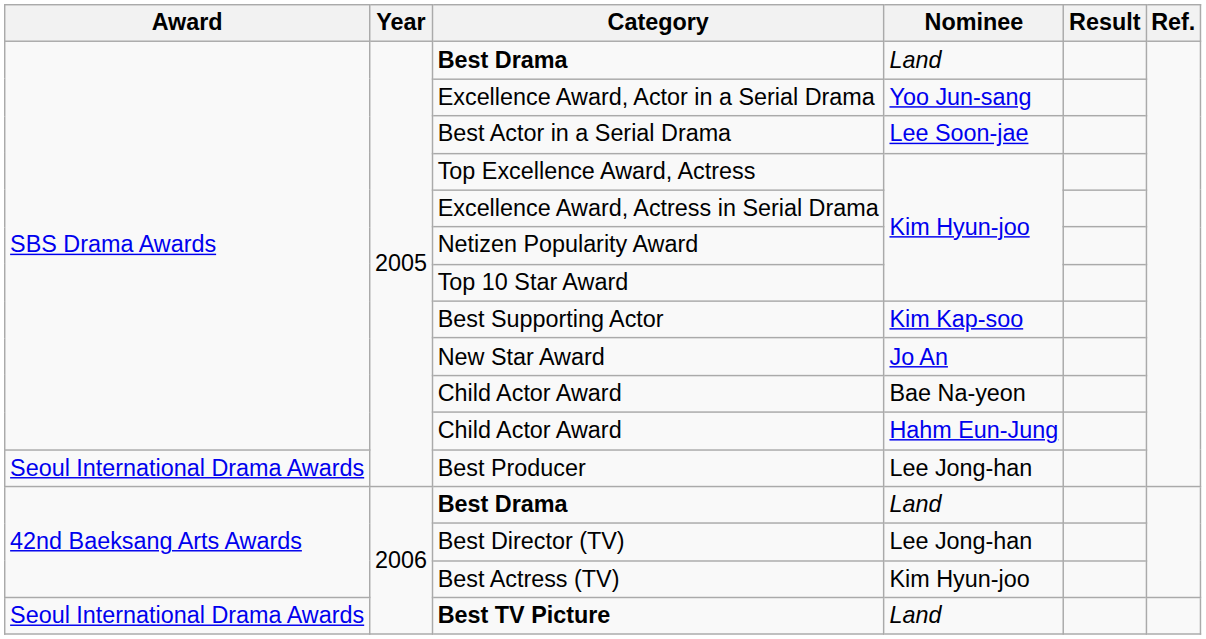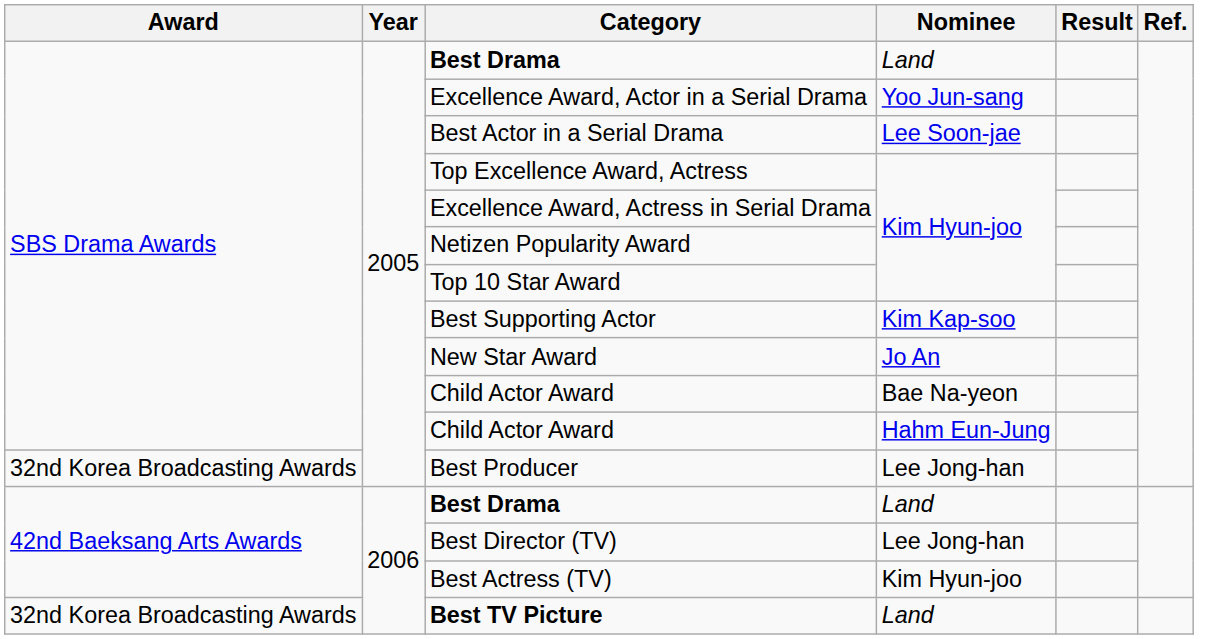(187, 467) Seoul International Drama Awards -> (183, 467) 32nd Korea Broadcasting Awards
(187, 615) Seoul International Drama Awards -> (183, 615) 32nd Korea Broadcasting Awards
